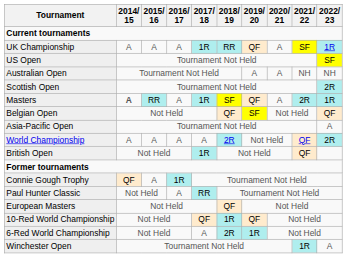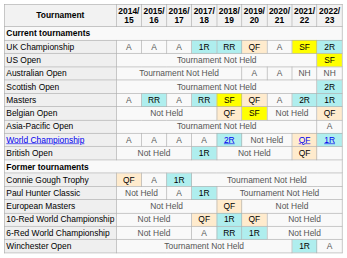(330, 46) 1R -> (330, 46) 2R
(129, 100) bold -> (129, 100) normal
(204, 100) 1R -> (204, 100) RR
(330, 139) 2R -> (330, 139) 1R
(204, 193) RR -> (204, 193) 1R
(229, 233) 2R -> (229, 233) RR
